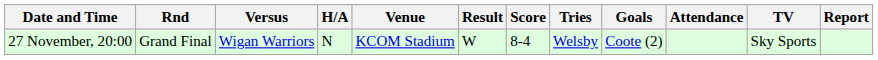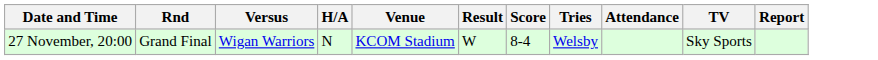- column: (634, 16)
